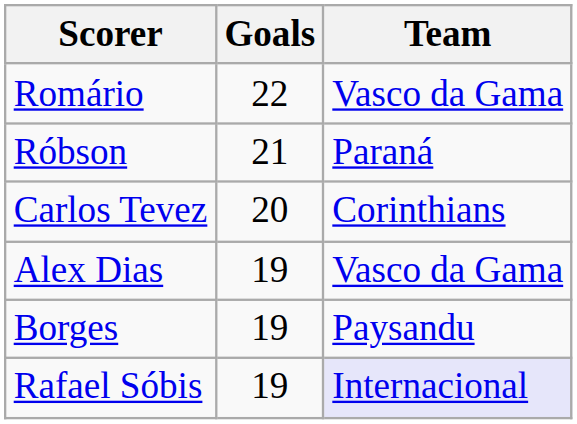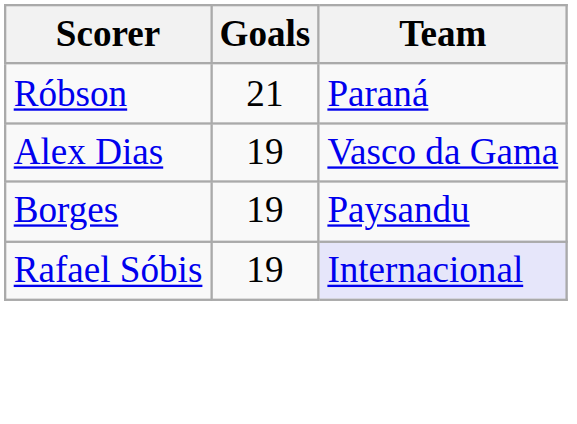- row: (79, 92)
- row: (111, 210)
